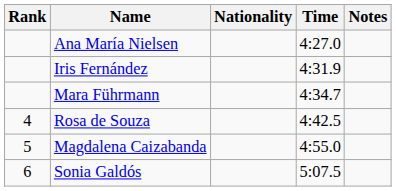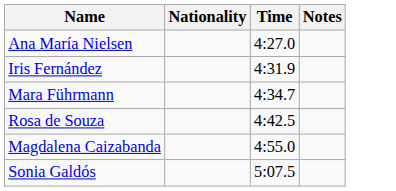- column: (27, 17)
